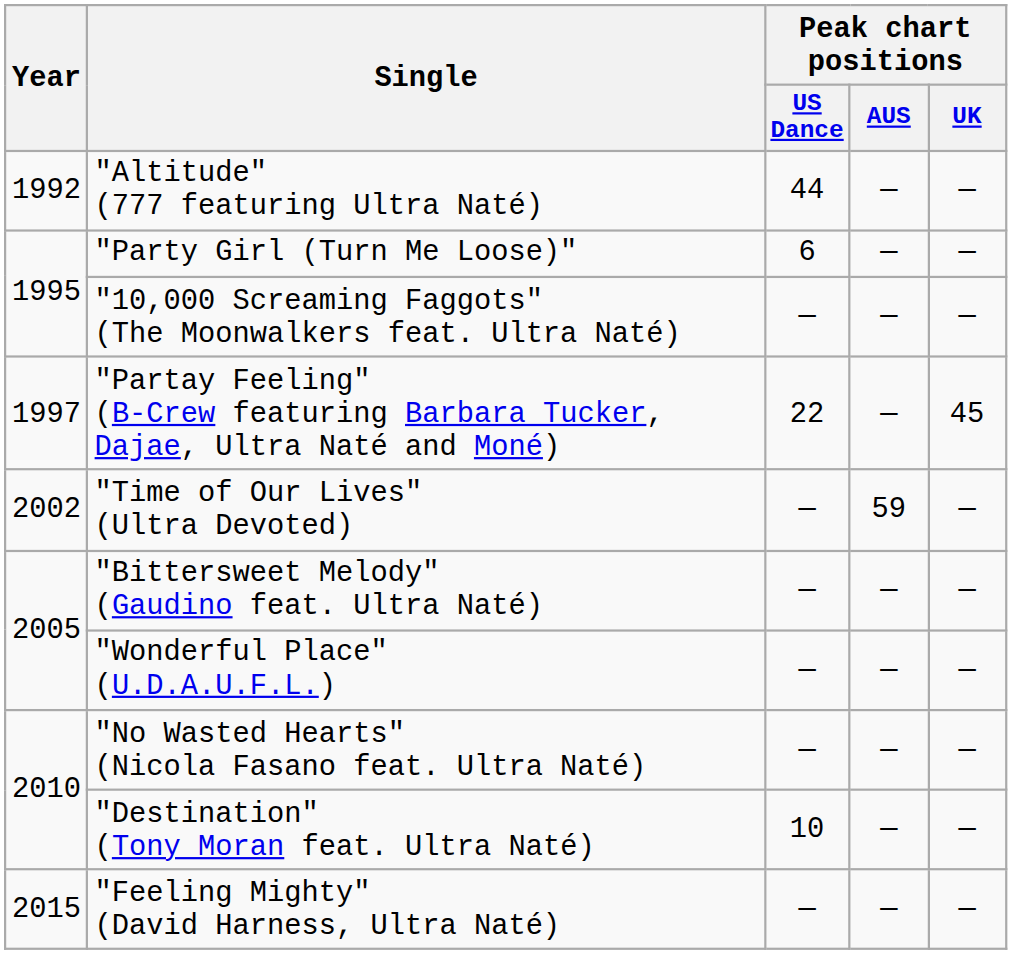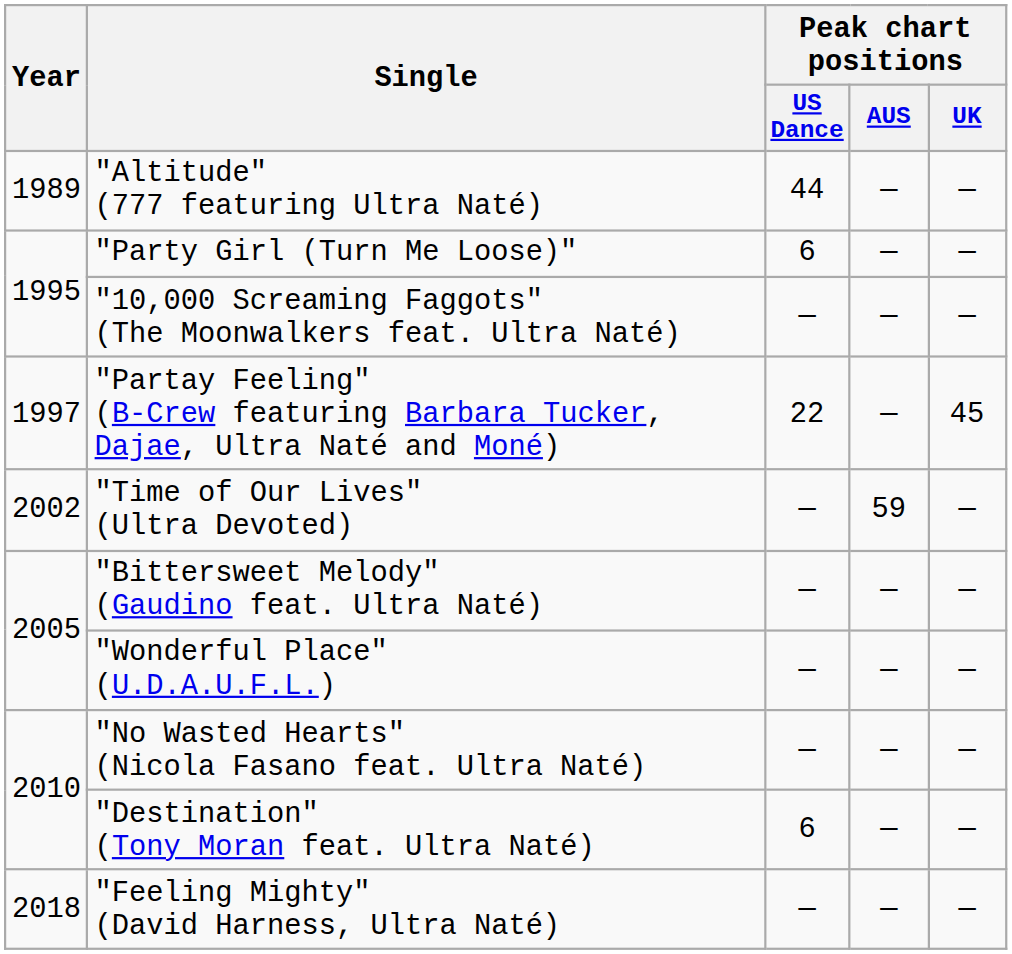(46, 190) 1992 -> (46, 190) 1989
(807, 830) 10 -> (807, 830) 6
(46, 910) 2015 -> (46, 910) 2018
